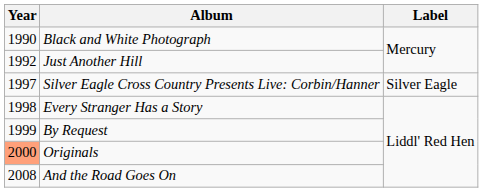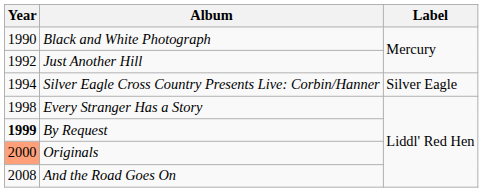(22, 84) 1997 -> (22, 84) 1994
(22, 130) normal -> (22, 130) bold
